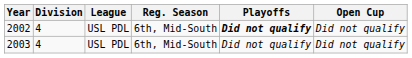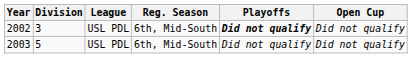(38, 29) 4 -> (38, 29) 3
(38, 45) 4 -> (38, 45) 5
